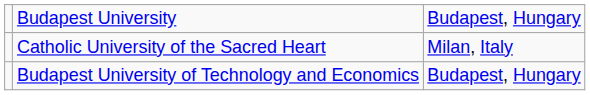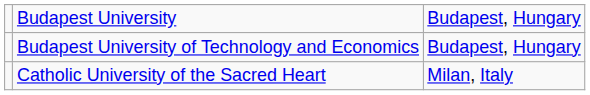rows swapped: (171, 47) <-> (218, 75)
